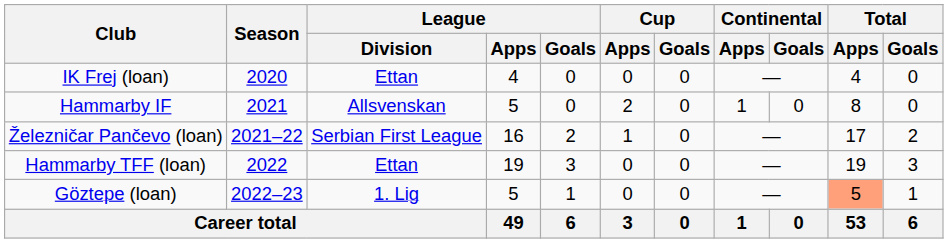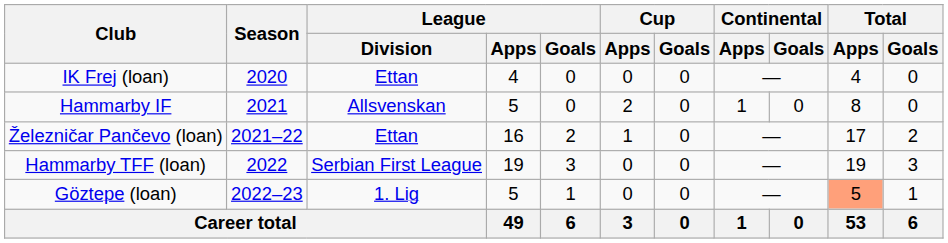(397, 135) Serbian First League -> (397, 135) Ettan
(397, 164) Ettan -> (397, 164) Serbian First League
